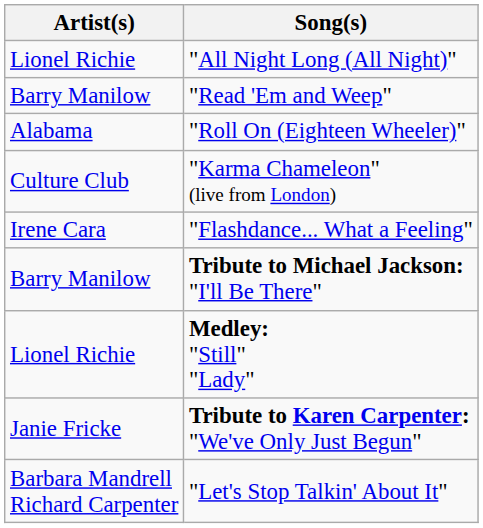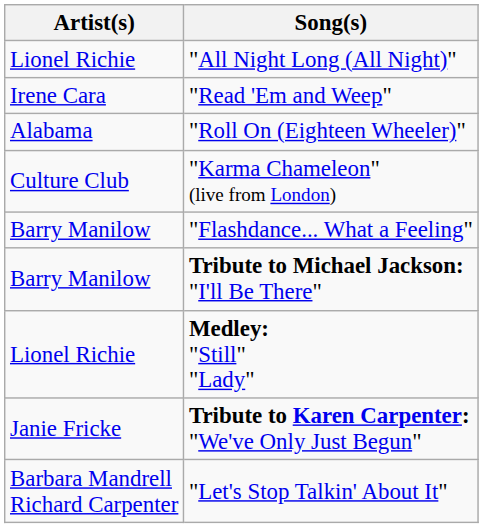(80, 95) Barry Manilow -> (58, 95) Irene Cara
(58, 229) Irene Cara -> (80, 229) Barry Manilow
